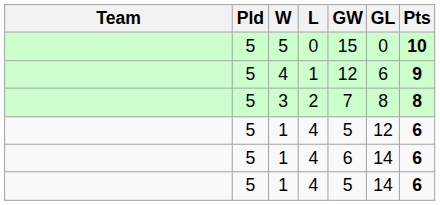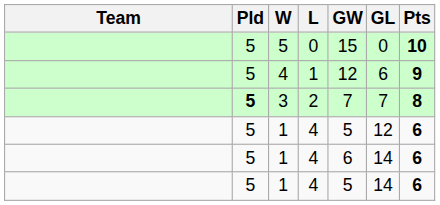(250, 102) normal -> (250, 102) bold
(383, 102) 8 -> (383, 102) 7
